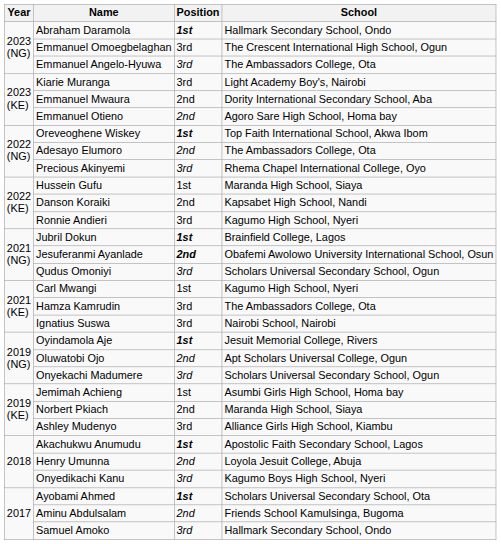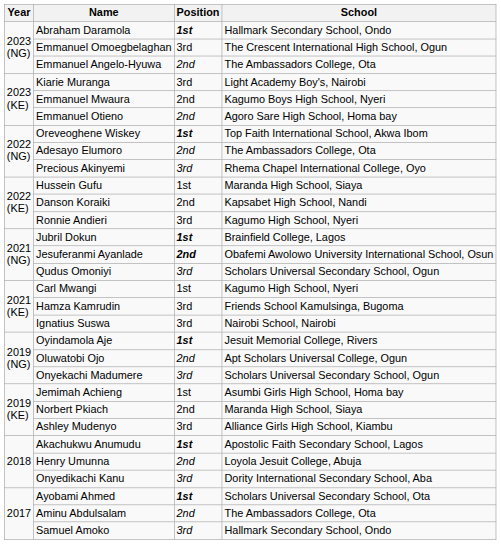(184, 64) 3rd -> (186, 64) 2nd
(328, 99) Dority International Secondary School, Aba -> (305, 99) Kagumo Boys High School, Nyeri
(300, 306) The Ambassadors College, Ota -> (314, 306) Friends School Kamulsinga, Bugoma
(305, 479) Kagumo Boys High School, Nyeri -> (328, 479) Dority International Secondary School, Aba
(314, 513) Friends School Kamulsinga, Bugoma -> (300, 513) The Ambassadors College, Ota
